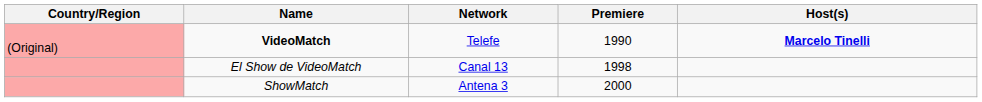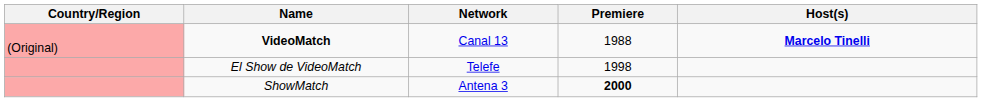(483, 40) Telefe -> (483, 40) Canal 13
(618, 40) 1990 -> (618, 40) 1988
(483, 67) Canal 13 -> (483, 67) Telefe
(618, 86) normal -> (618, 86) bold
